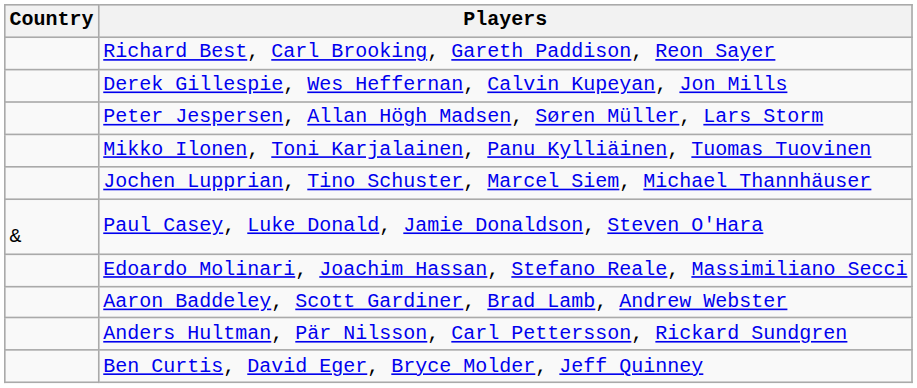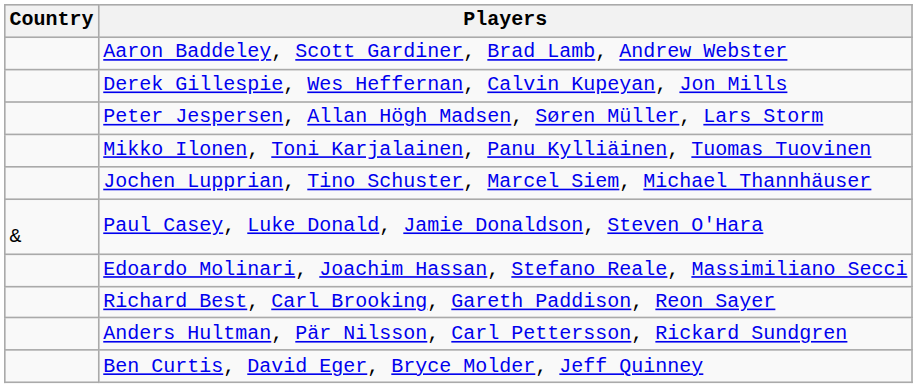rows swapped: (445, 302) <-> (439, 54)
